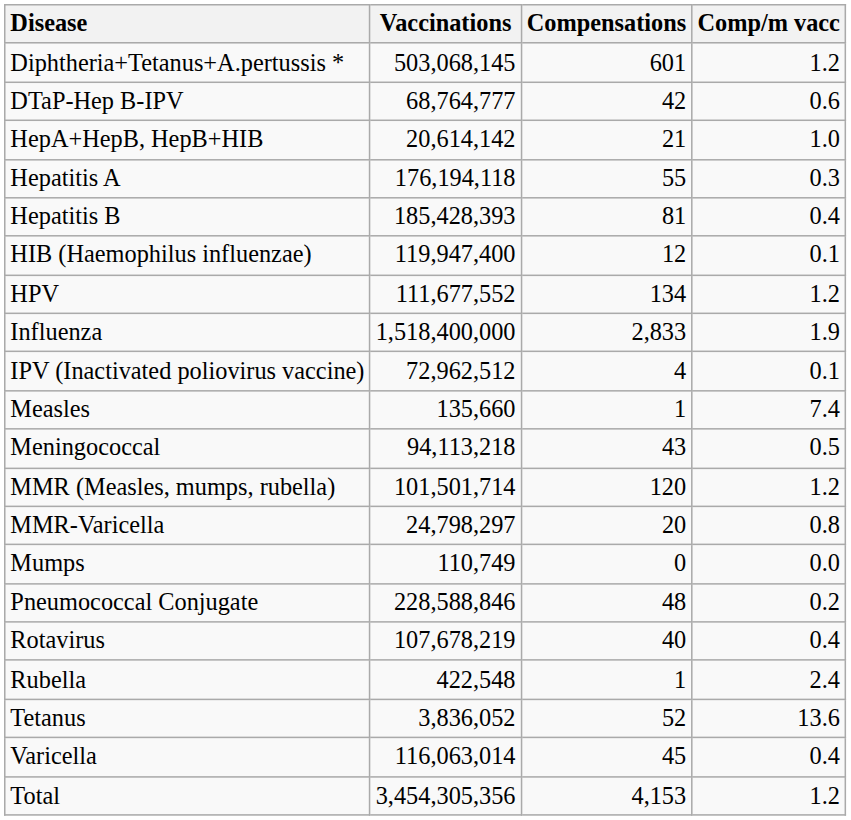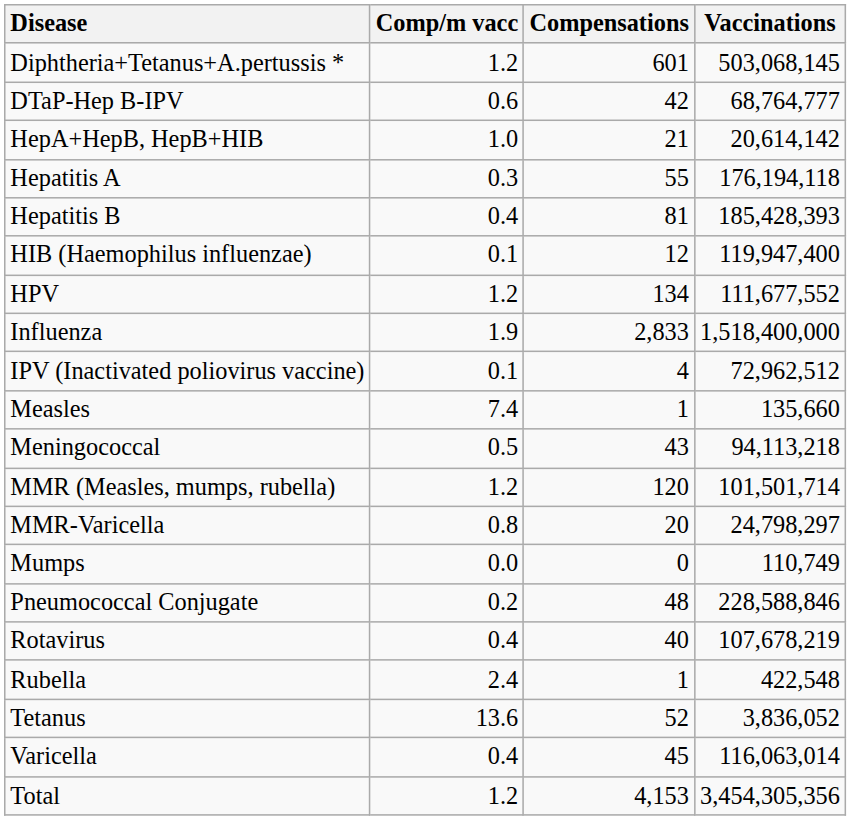columns swapped: (446, 23) <-> (769, 23)
